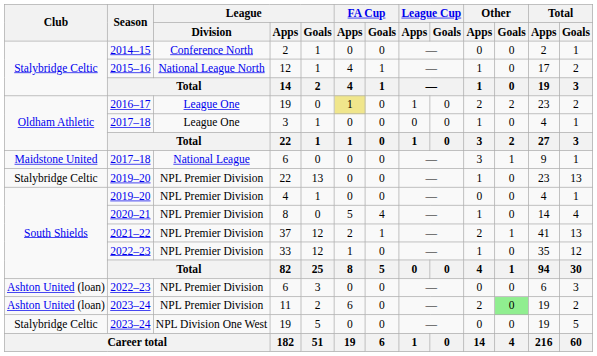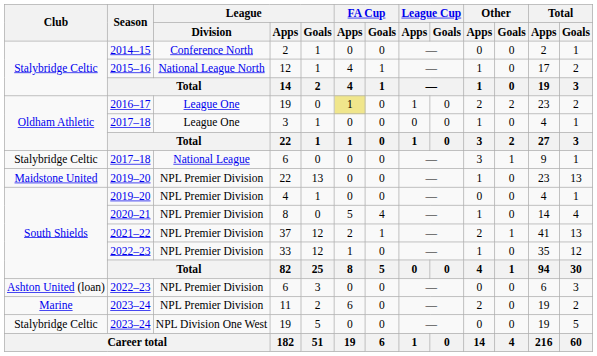(56, 159) Maidstone United -> (56, 159) Stalybridge Celtic
(56, 178) Stalybridge Celtic -> (56, 178) Maidstone United
(56, 305) Ashton United (loan) -> (56, 305) Marine
(512, 305) lightgreen background -> (512, 305) no background
